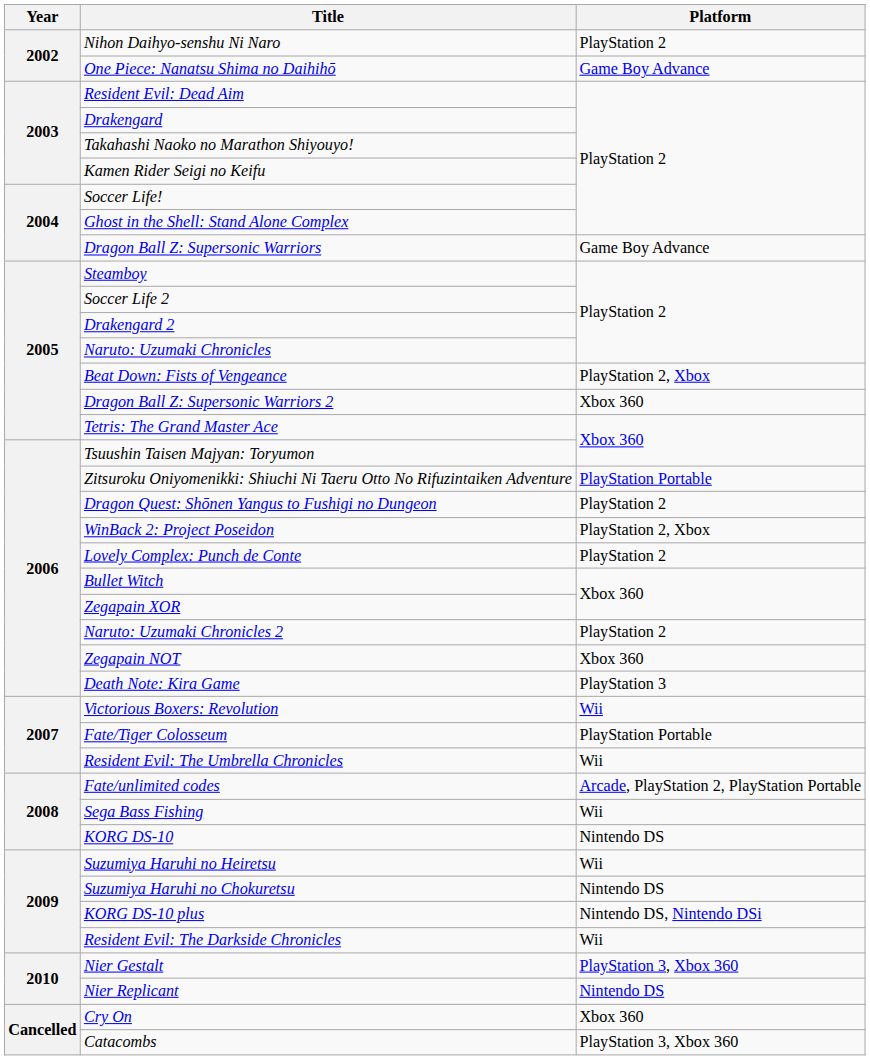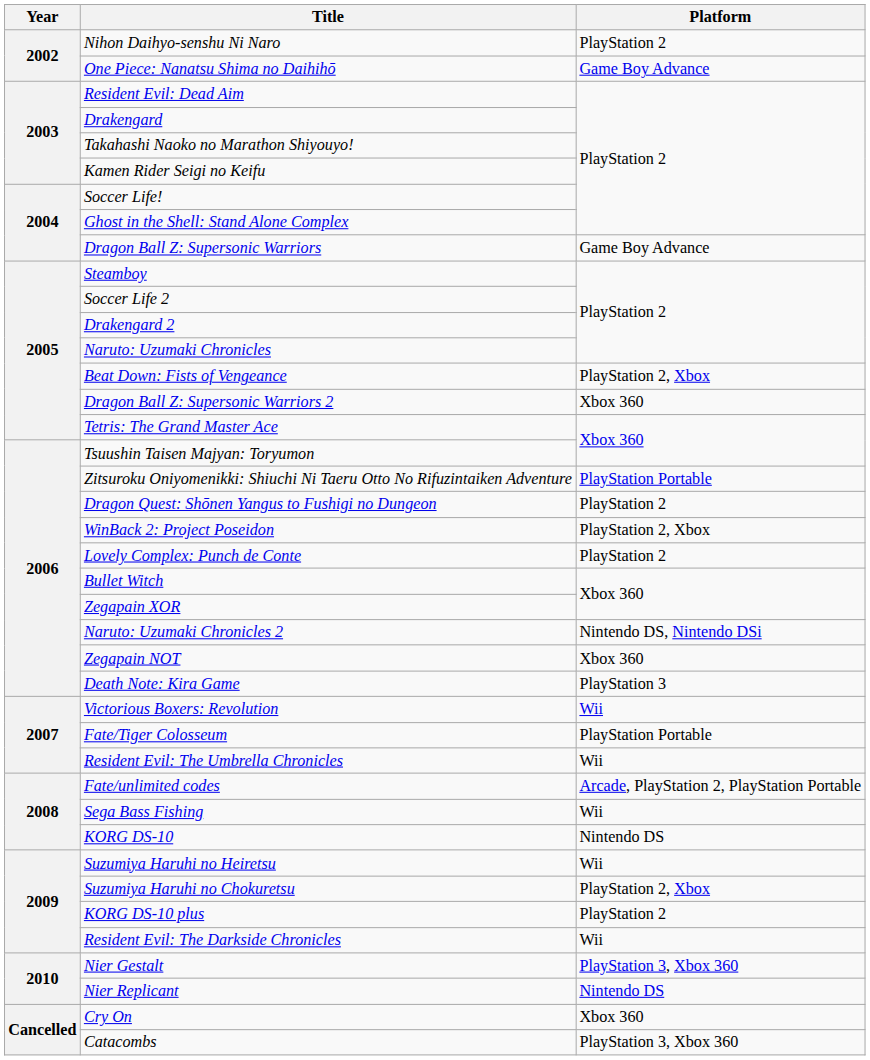(623, 632) PlayStation 2 -> (671, 632) Nintendo DS, Nintendo DSi
(622, 888) Nintendo DS -> (645, 888) PlayStation 2, Xbox
(671, 914) Nintendo DS, Nintendo DSi -> (623, 914) PlayStation 2
